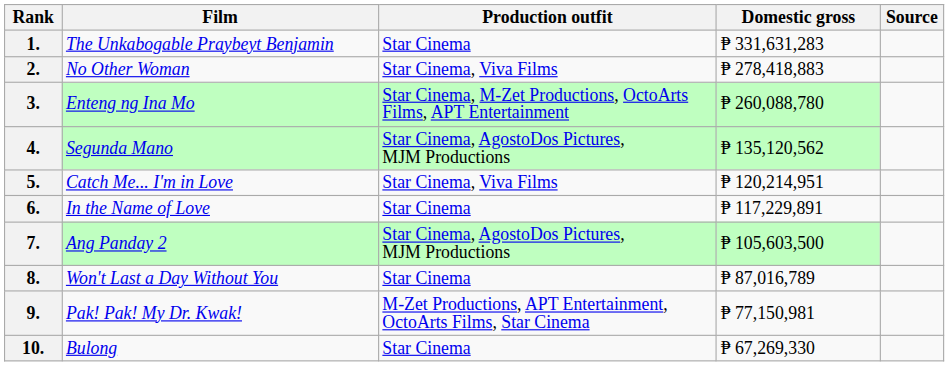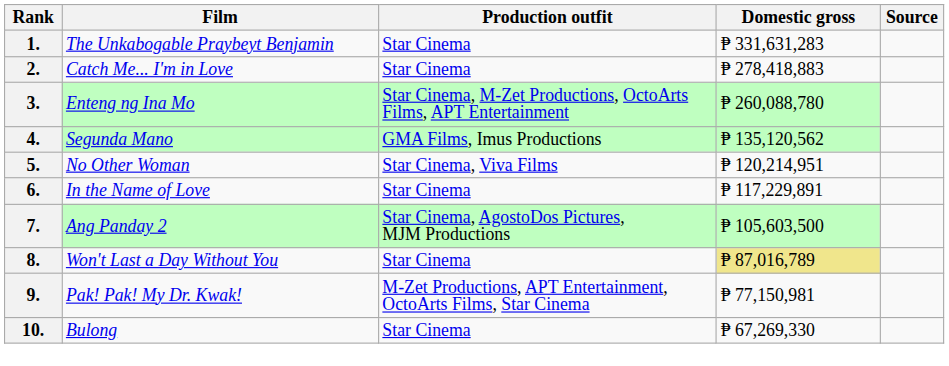(128, 69) No Other Woman -> (149, 69) Catch Me... I'm in Love
(470, 69) Star Cinema, Viva Films -> (427, 69) Star Cinema
(503, 147) Star Cinema, AgostoDos Pictures, MJM Productions -> (492, 139) GMA Films, Imus Productions
(149, 182) Catch Me... I'm in Love -> (128, 164) No Other Woman
(768, 278) no background -> (768, 260) khaki background
